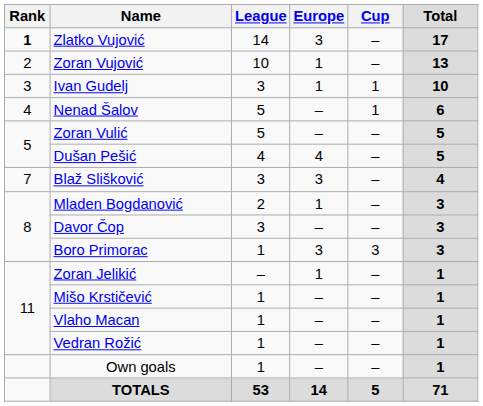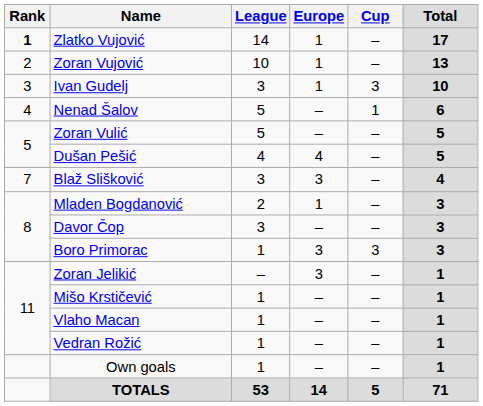(319, 40) 3 -> (319, 40) 1
(375, 86) 1 -> (375, 86) 3
(319, 273) 1 -> (319, 273) 3
